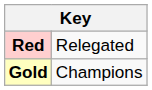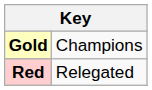rows swapped: (28, 72) <-> (28, 45)
